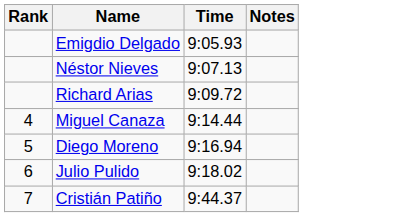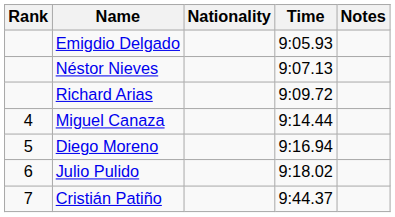+ column: (229, 17)
